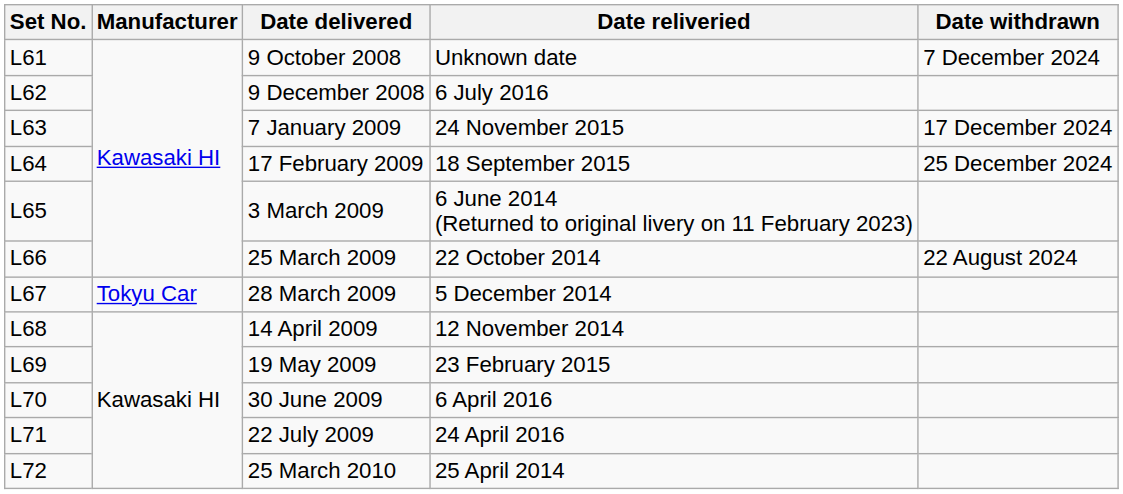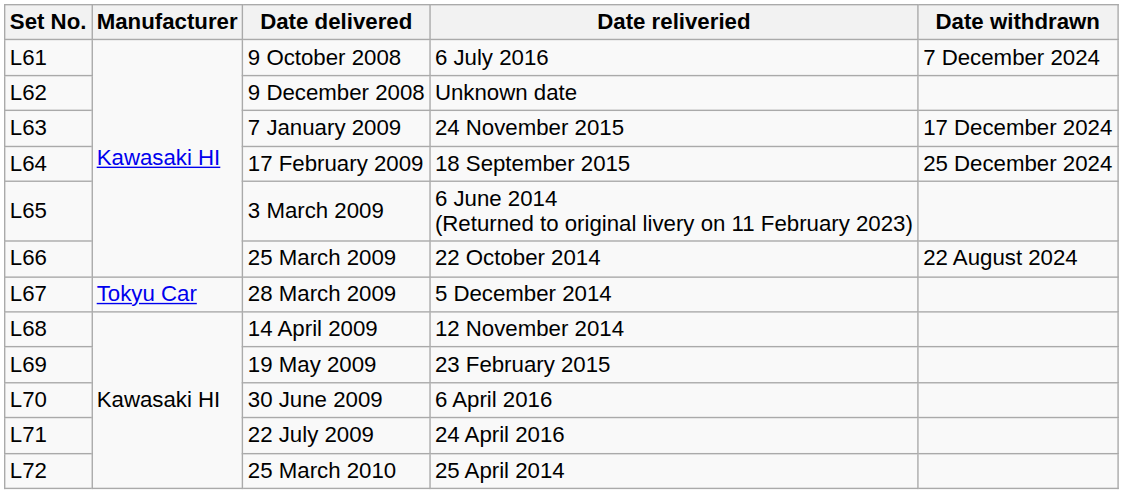(506, 57) Unknown date -> (492, 57) 6 July 2016
(492, 92) 6 July 2016 -> (506, 92) Unknown date
